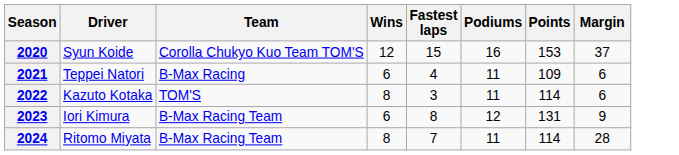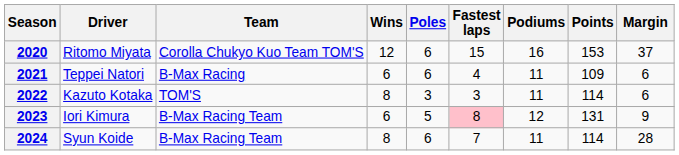+ column: (428, 22)
(98, 52) Syun Koide -> (107, 52) Ritomo Miyata
(433, 117) no background -> (477, 117) pink background
(107, 138) Ritomo Miyata -> (98, 138) Syun Koide
